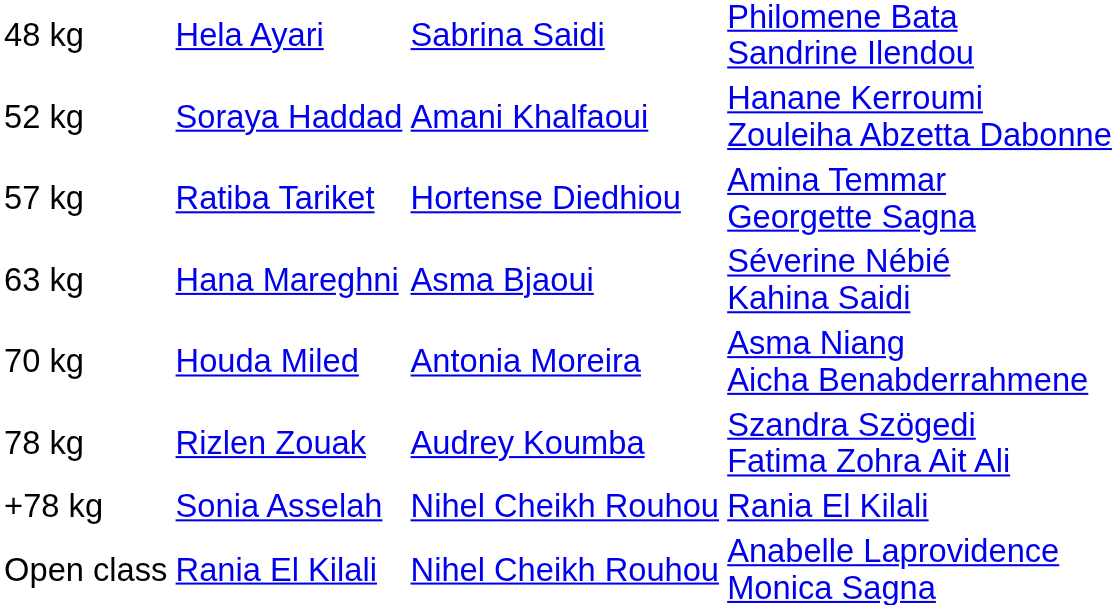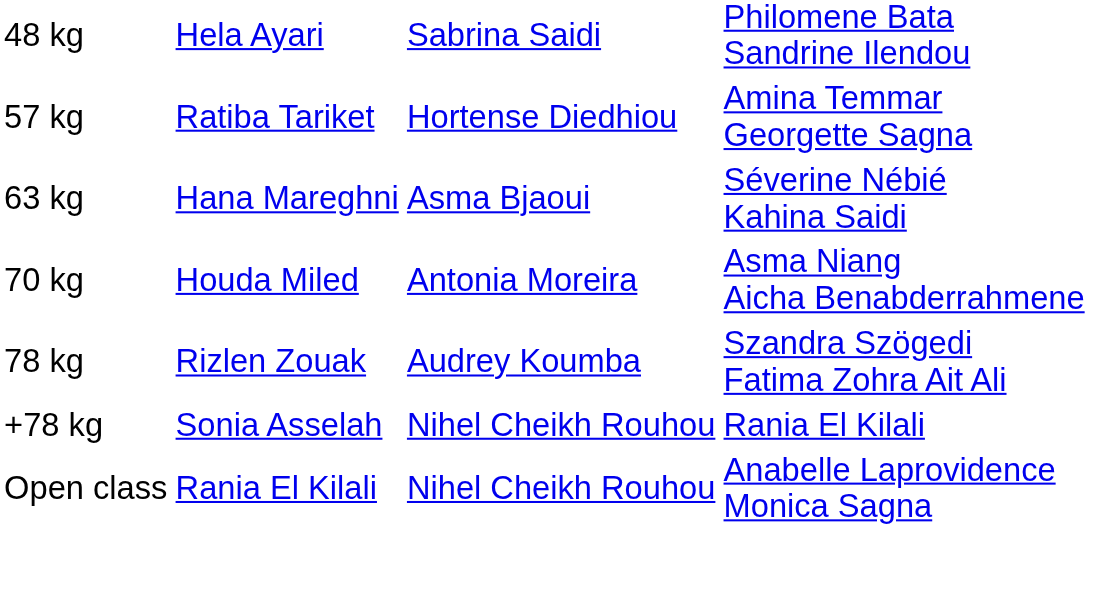- row: (44, 116)
